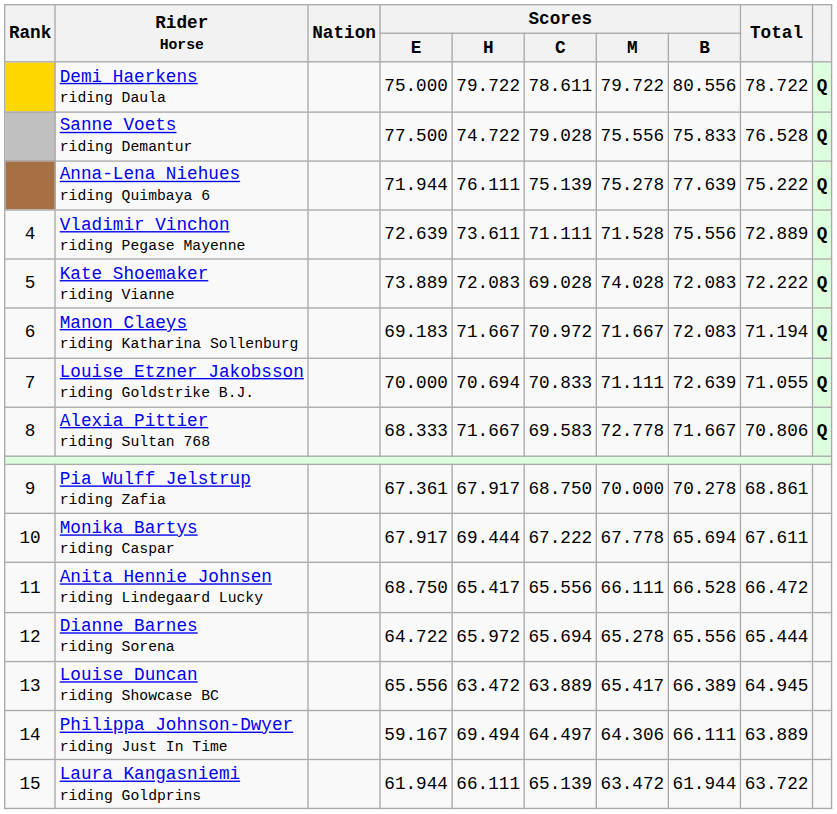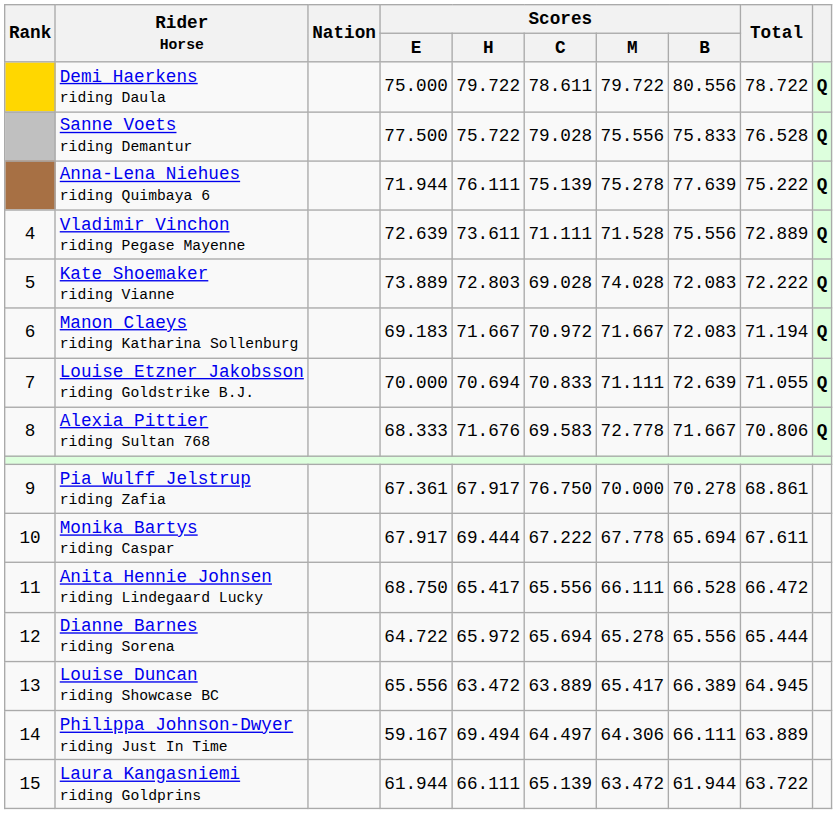(488, 136) 74.722 -> (488, 136) 75.722
(488, 284) 72.083 -> (488, 284) 72.803
(488, 431) 71.667 -> (488, 431) 71.676
(560, 489) 68.750 -> (560, 489) 76.750
